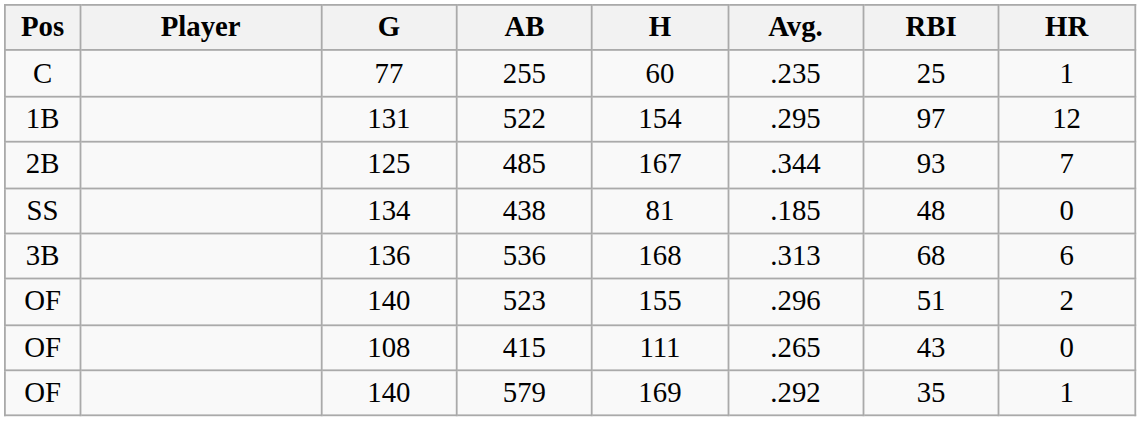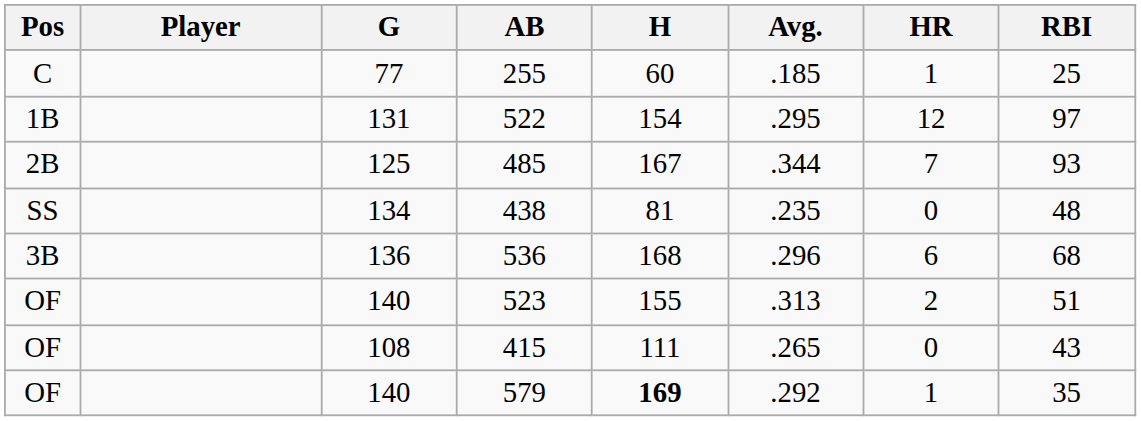columns swapped: (1067, 27) <-> (931, 27)
(795, 73) .235 -> (795, 73) .185
(795, 210) .185 -> (795, 210) .235
(795, 255) .313 -> (795, 255) .296
(795, 301) .296 -> (795, 301) .313
(660, 392) normal -> (660, 392) bold
